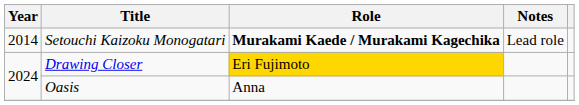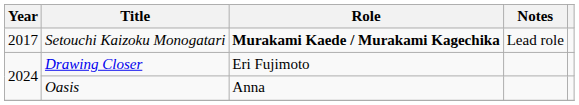(23, 40) 2014 -> (23, 40) 2017
(271, 64) gold background -> (271, 64) no background
